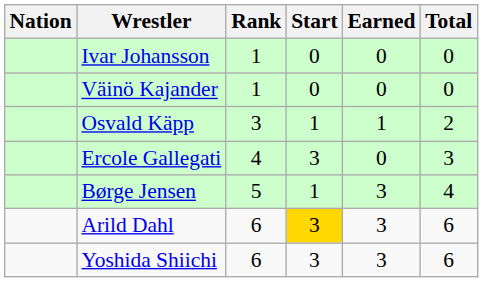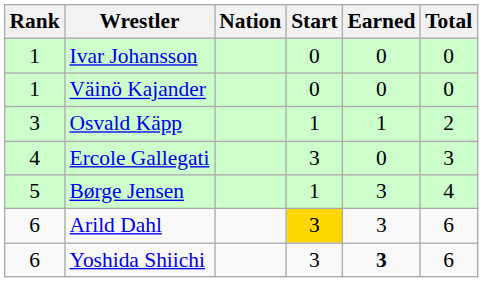columns swapped: (256, 21) <-> (41, 21)
(381, 259) normal -> (381, 259) bold
